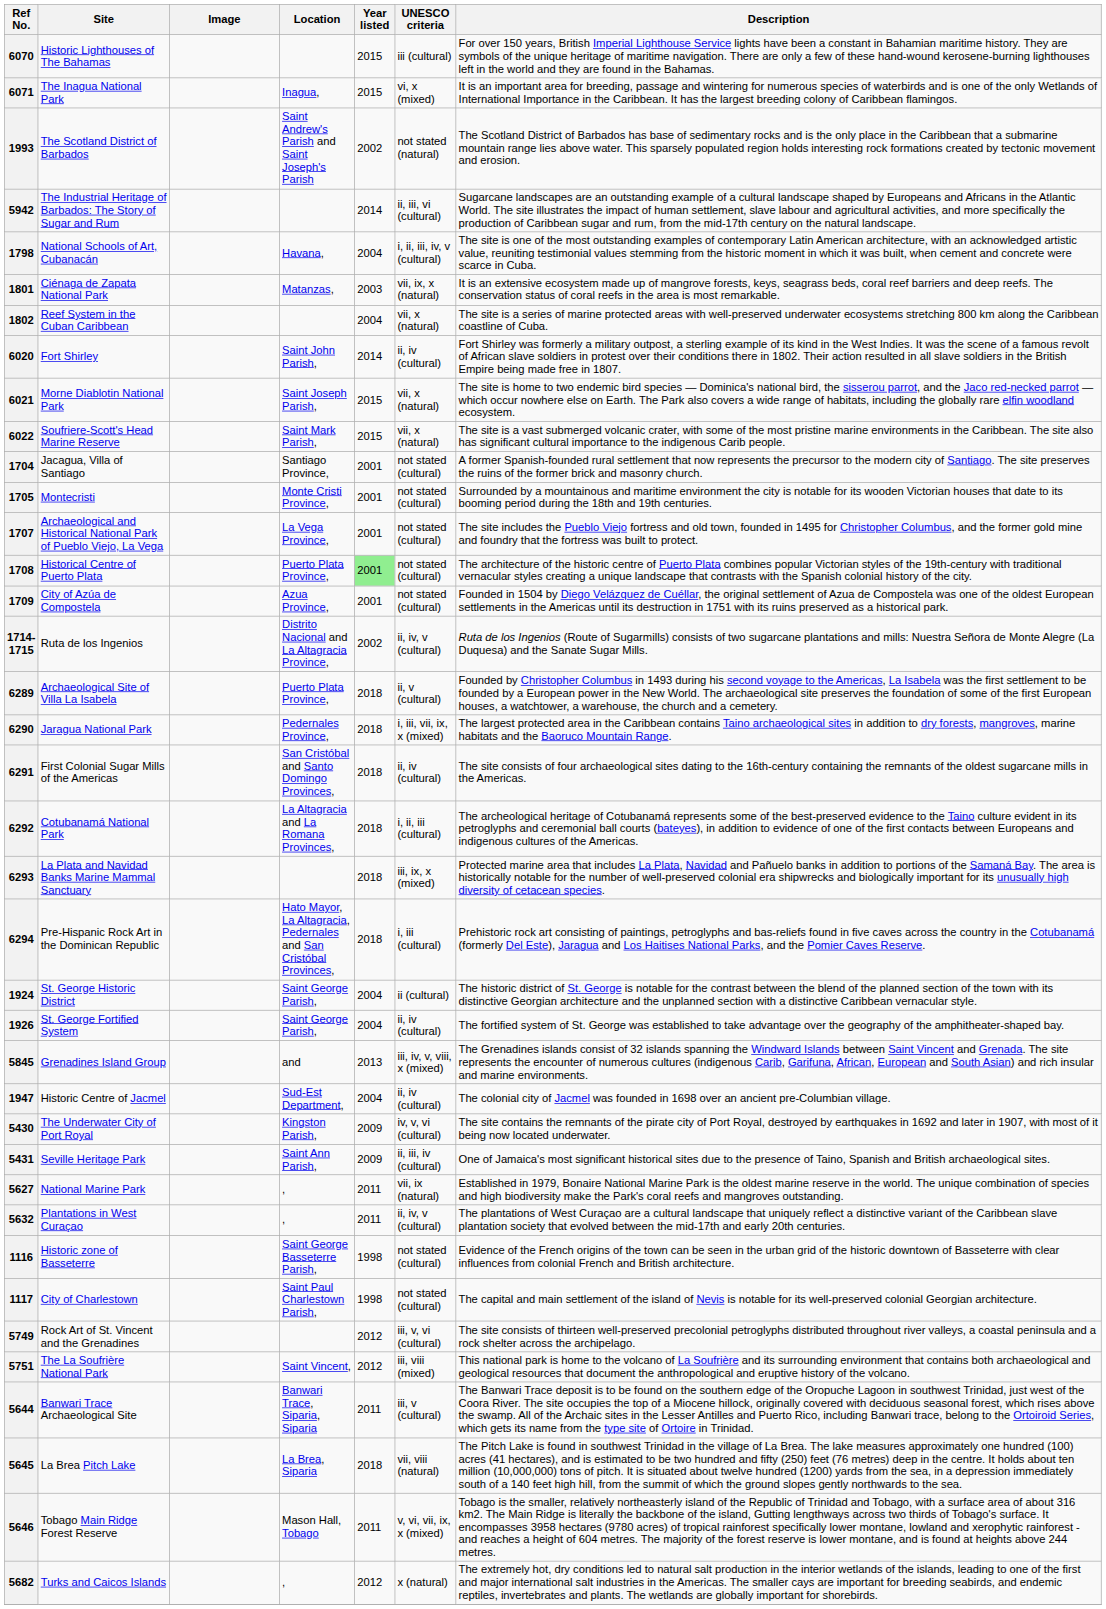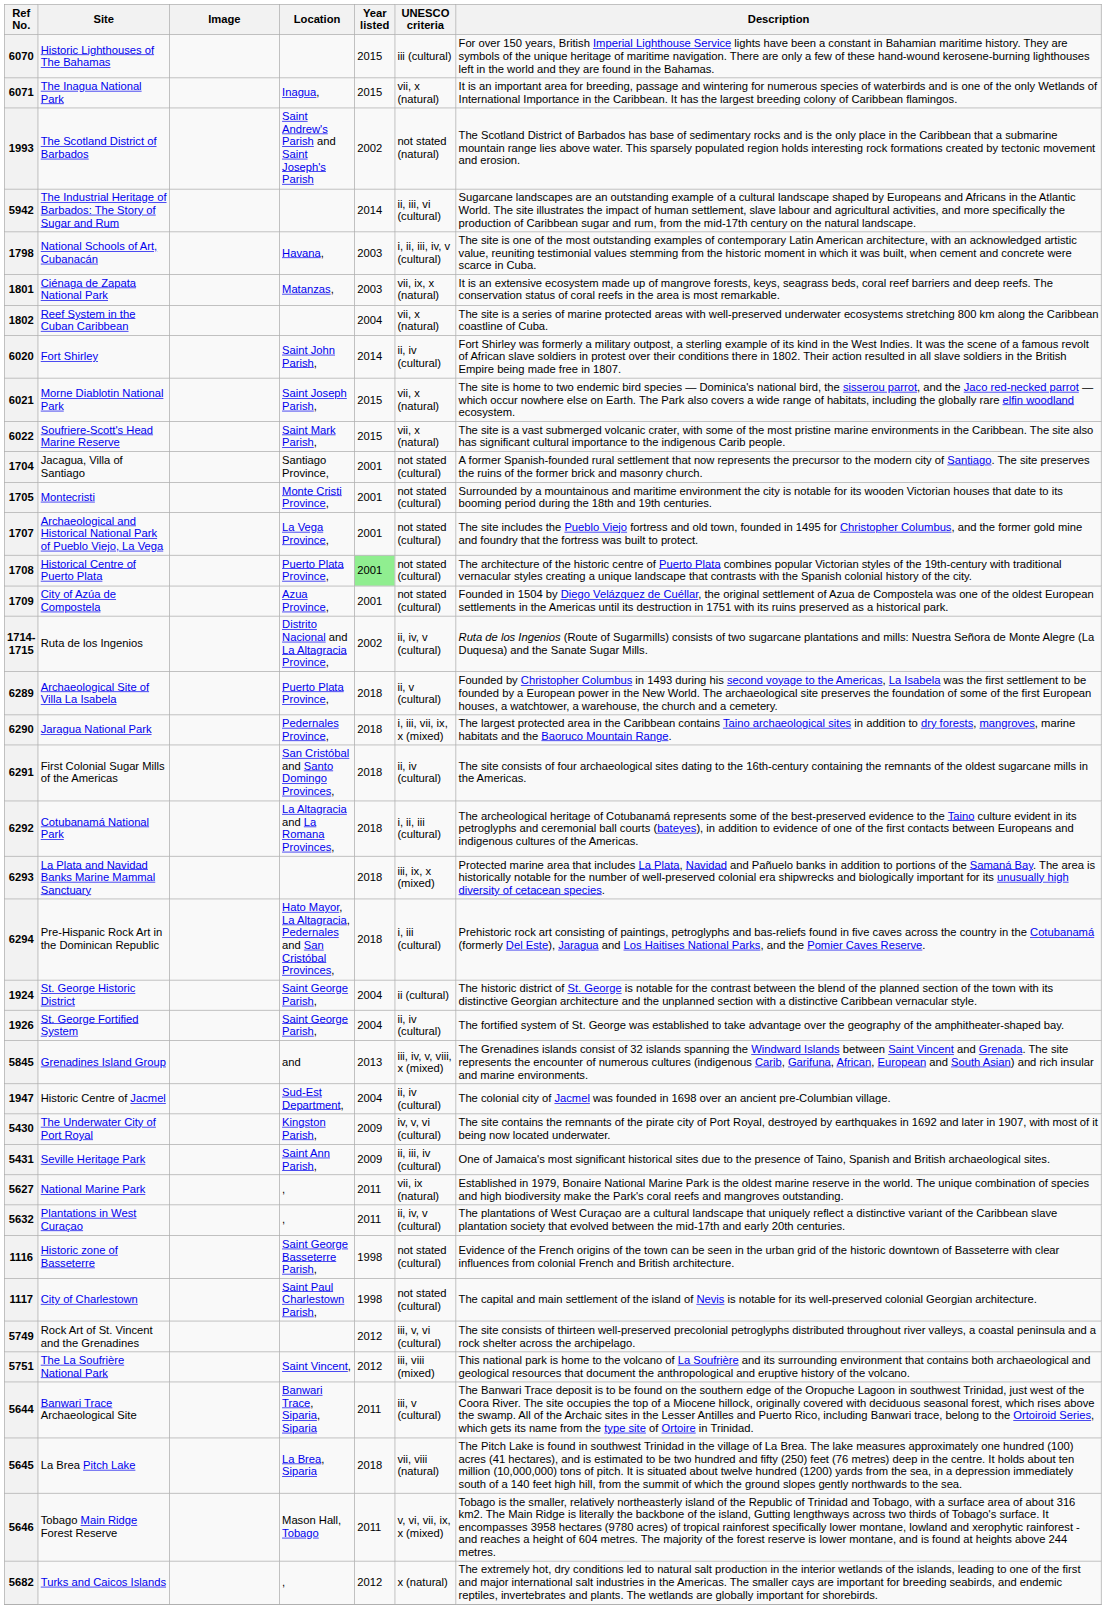(416, 93) vi, x (mixed) -> (418, 93) vii, x (natural)
(370, 253) 2004 -> (370, 253) 2003
